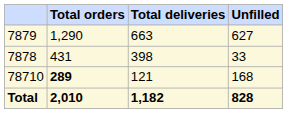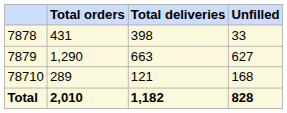rows swapped: (22, 56) <-> (22, 35)
(61, 77) bold -> (61, 77) normal
